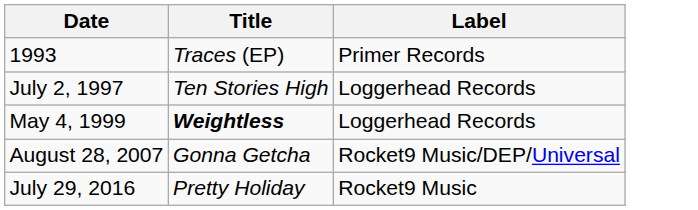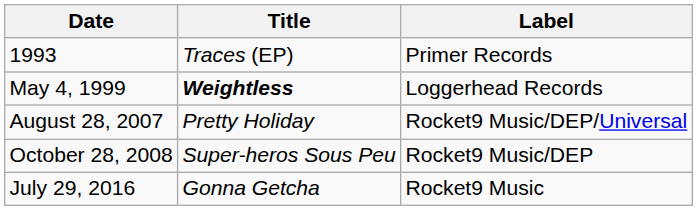- row: (66, 88)
(242, 155) Gonna Getcha -> (248, 121) Pretty Holiday
+ row: (91, 155)
(239, 188) Pretty Holiday -> (251, 188) Gonna Getcha
